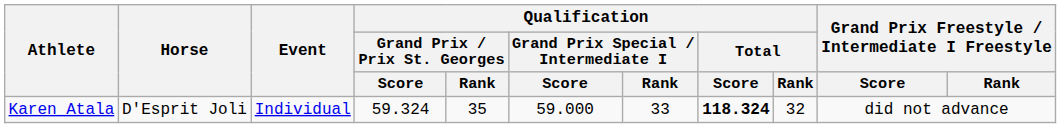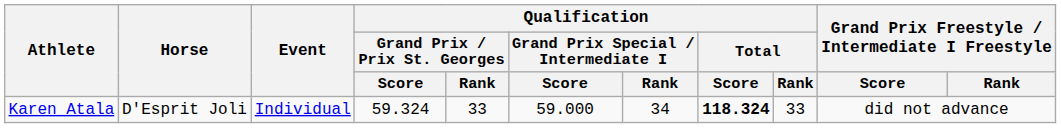(477, 109) 35 -> (477, 109) 33
(660, 109) 33 -> (660, 109) 34
(795, 109) 32 -> (795, 109) 33
